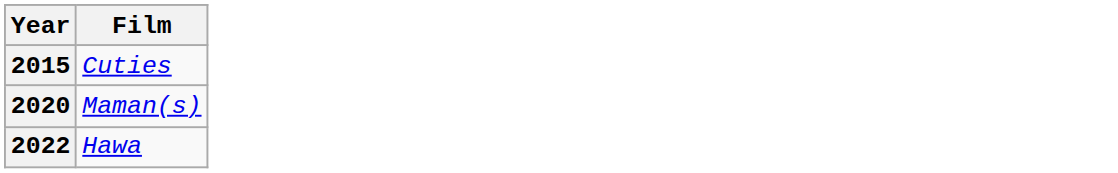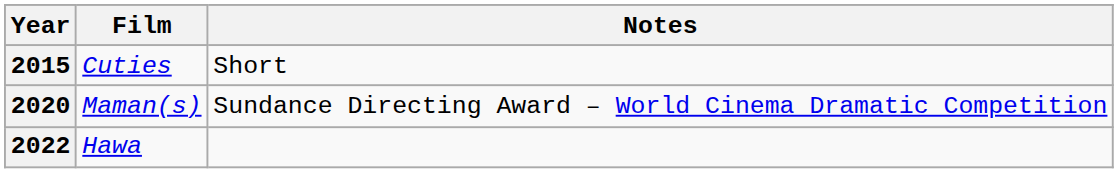+ column: (660, 25)
